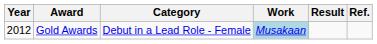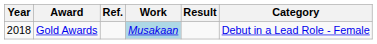columns swapped: (177, 13) <-> (360, 13)
(19, 30) 2012 -> (19, 30) 2018
